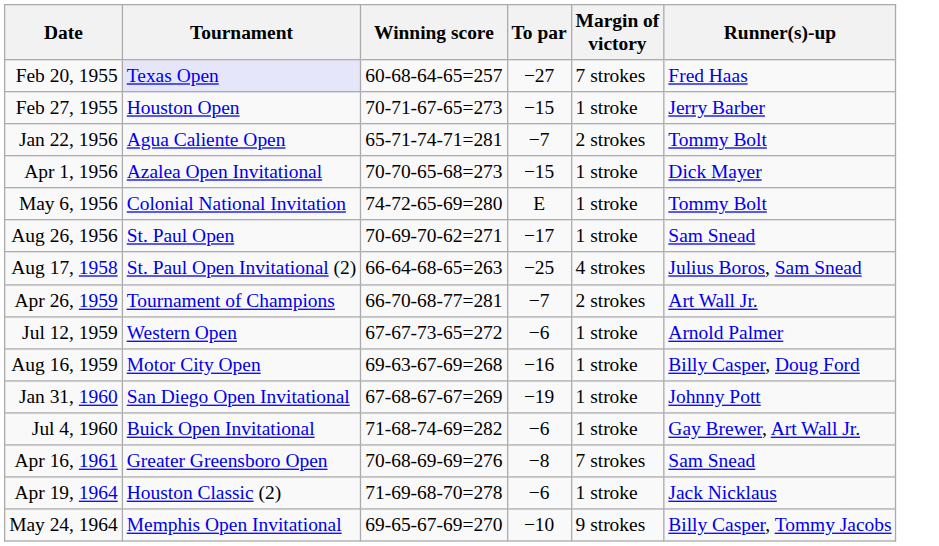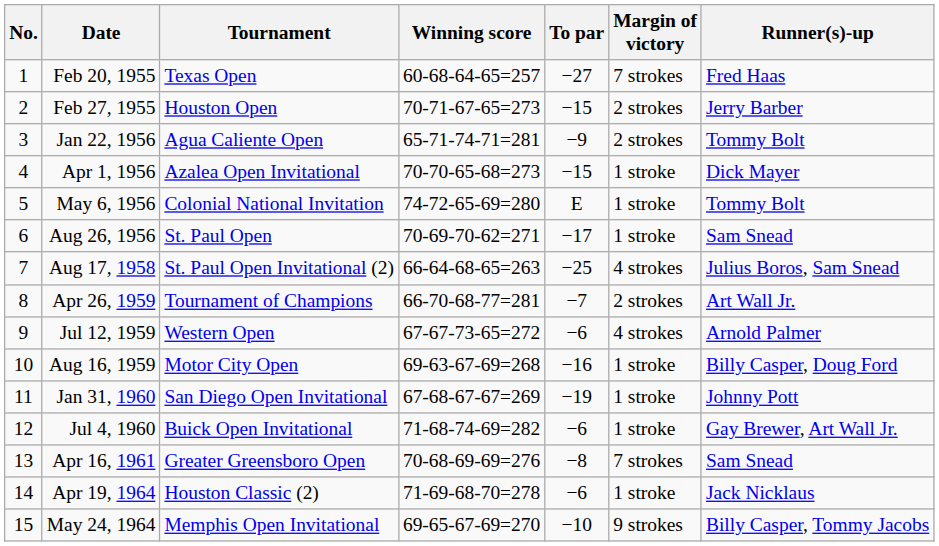+ column: (23, 32)
(173, 75) lavender background -> (210, 75) no background
(607, 107) 1 stroke -> (648, 107) 2 strokes
(539, 140) −7 -> (577, 140) −9
(607, 332) 1 stroke -> (648, 332) 4 strokes
